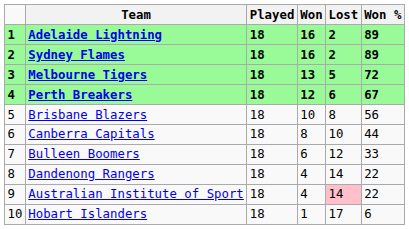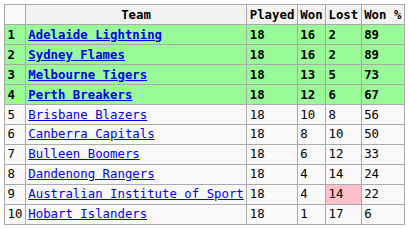(372, 75) 72 -> (372, 75) 73
(372, 134) 44 -> (372, 134) 50
(372, 174) 22 -> (372, 174) 24
